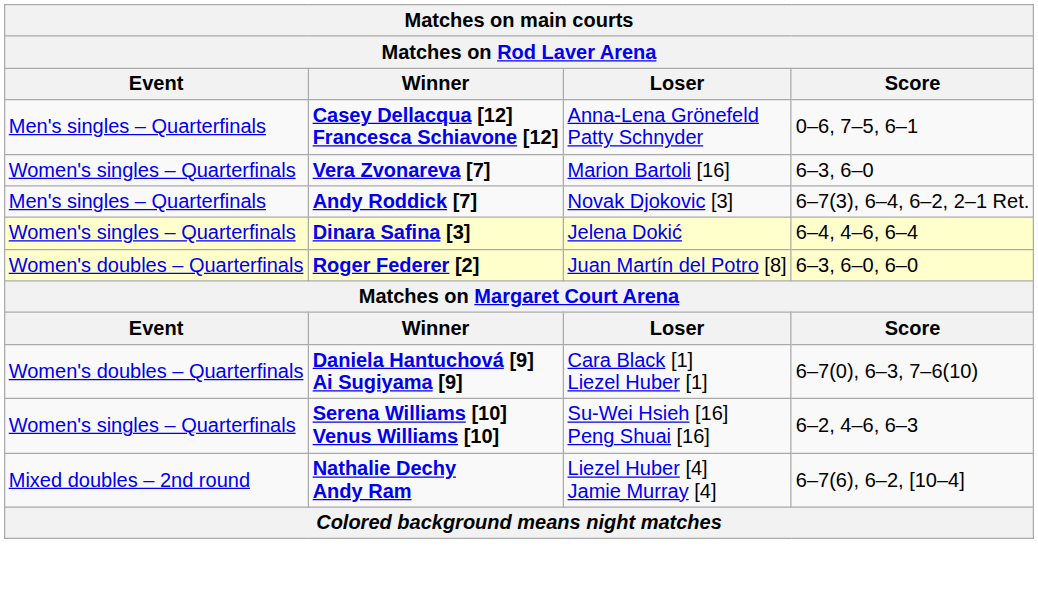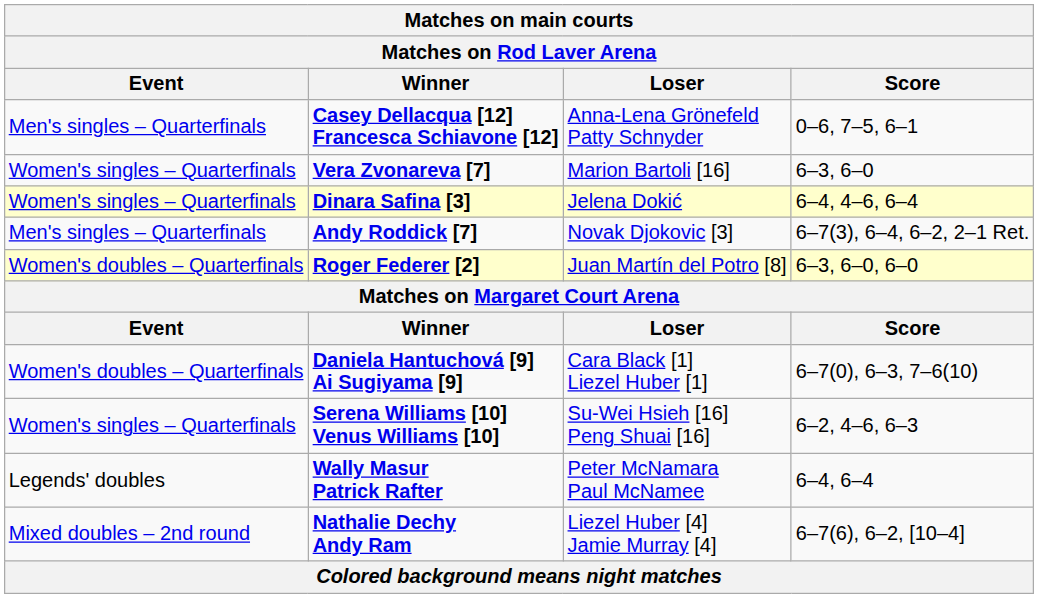rows swapped: (395, 201) <-> (392, 233)
+ row: (378, 479)
